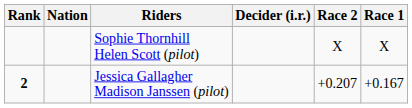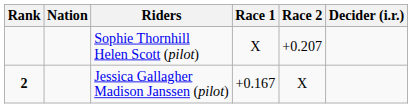columns swapped: (384, 15) <-> (273, 15)
(337, 45) X -> (302, 45) +0.207
(337, 84) +0.207 -> (302, 84) X
